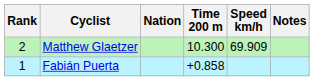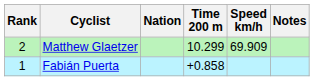(206, 47) 10.300 -> (206, 47) 10.299
